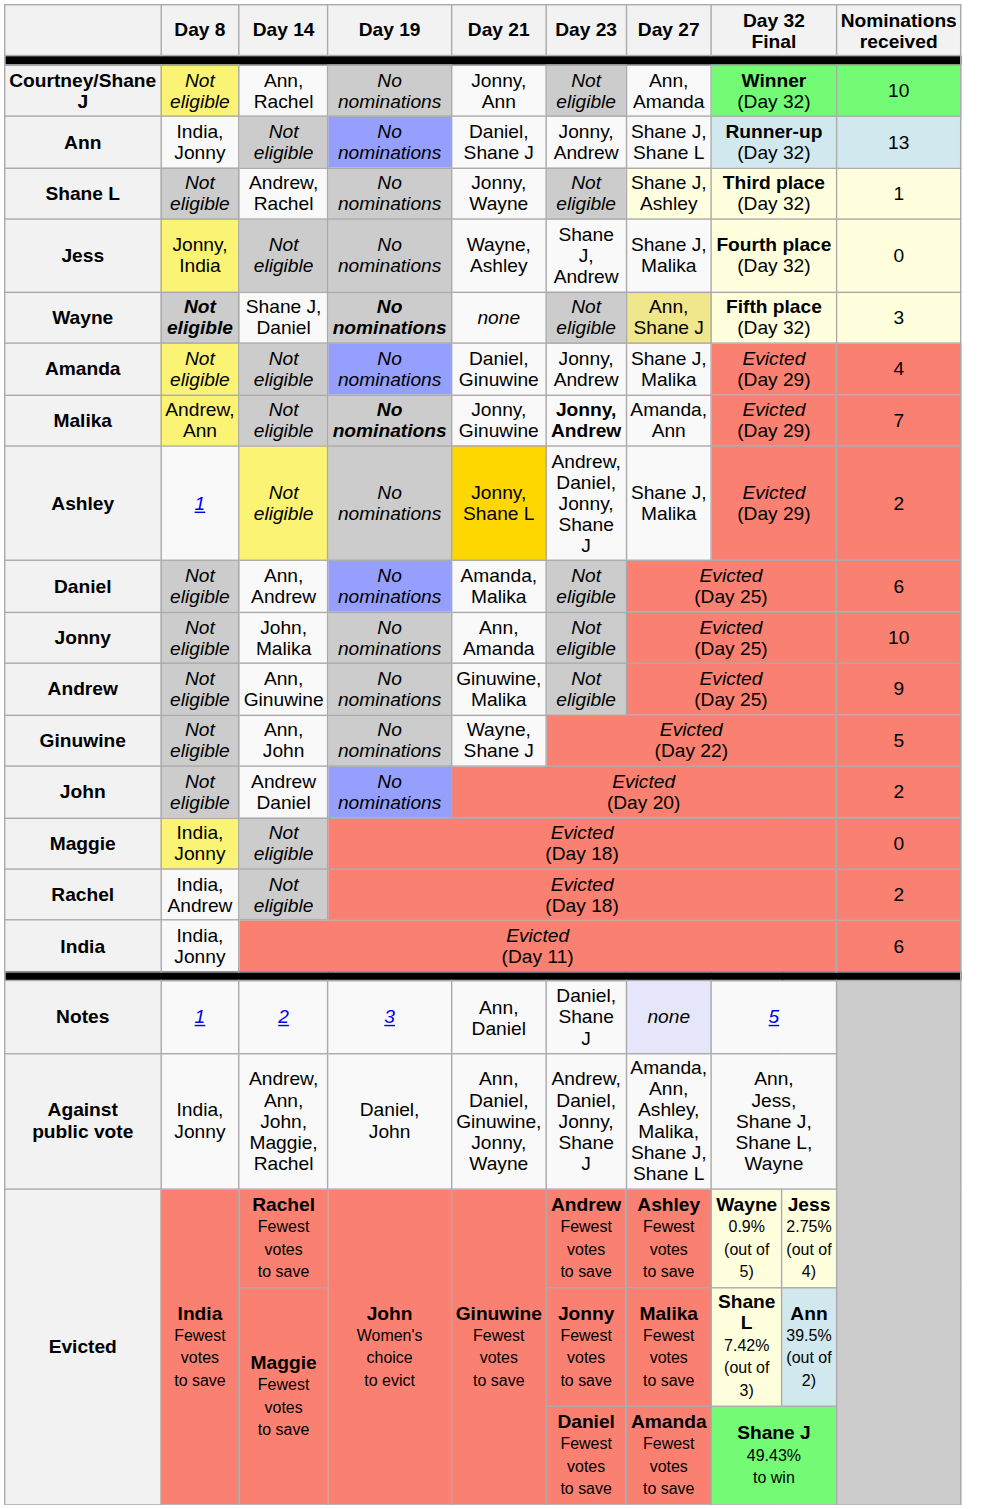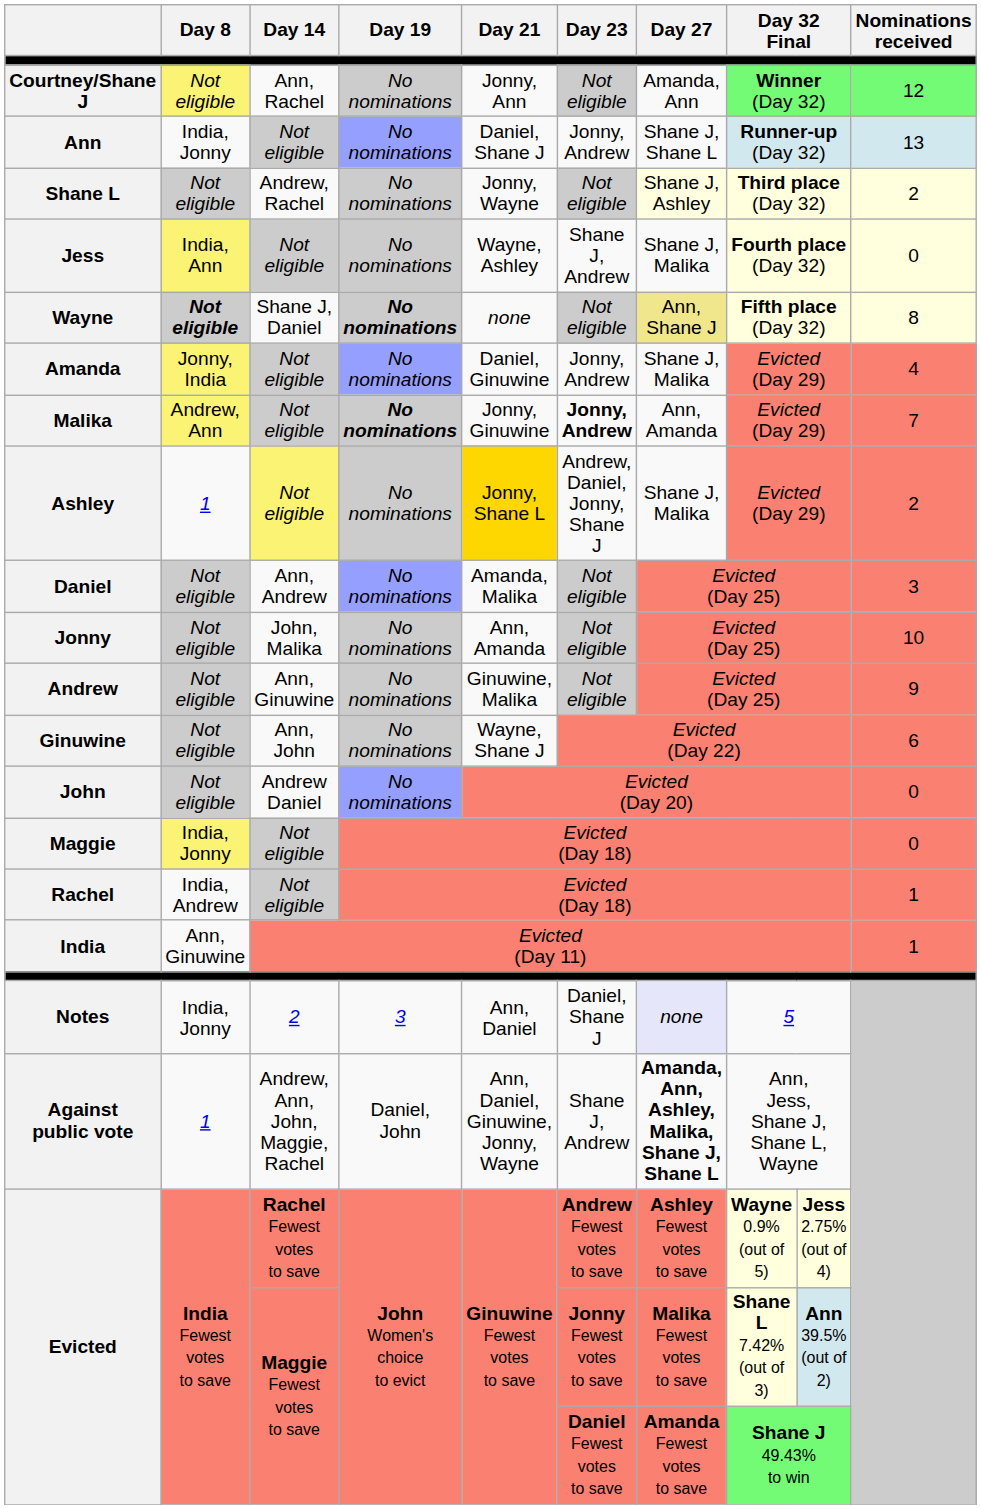(669, 90) Ann, Amanda -> (681, 90) Amanda, Ann
(899, 90) 10 -> (914, 90) 12
(899, 193) 1 -> (914, 193) 2
(200, 255) Jonny, India -> (205, 255) India, Ann
(899, 317) 3 -> (914, 317) 8
(200, 368) Not eligible -> (205, 368) Jonny, India
(669, 420) Amanda, Ann -> (681, 420) Ann, Amanda
(899, 586) 6 -> (914, 586) 3
(899, 740) 5 -> (914, 740) 6
(899, 792) 2 -> (914, 792) 0
(899, 894) 2 -> (914, 894) 1
(200, 946) India, Jonny -> (205, 946) Ann, Ginuwine
(899, 946) 6 -> (914, 946) 1
(200, 1017) 1 -> (205, 1017) India, Jonny
(200, 1121) India, Jonny -> (205, 1121) 1
(586, 1121) Andrew, Daniel, Jonny, Shane J -> (597, 1121) Shane J, Andrew
(669, 1121) normal -> (681, 1121) bold
